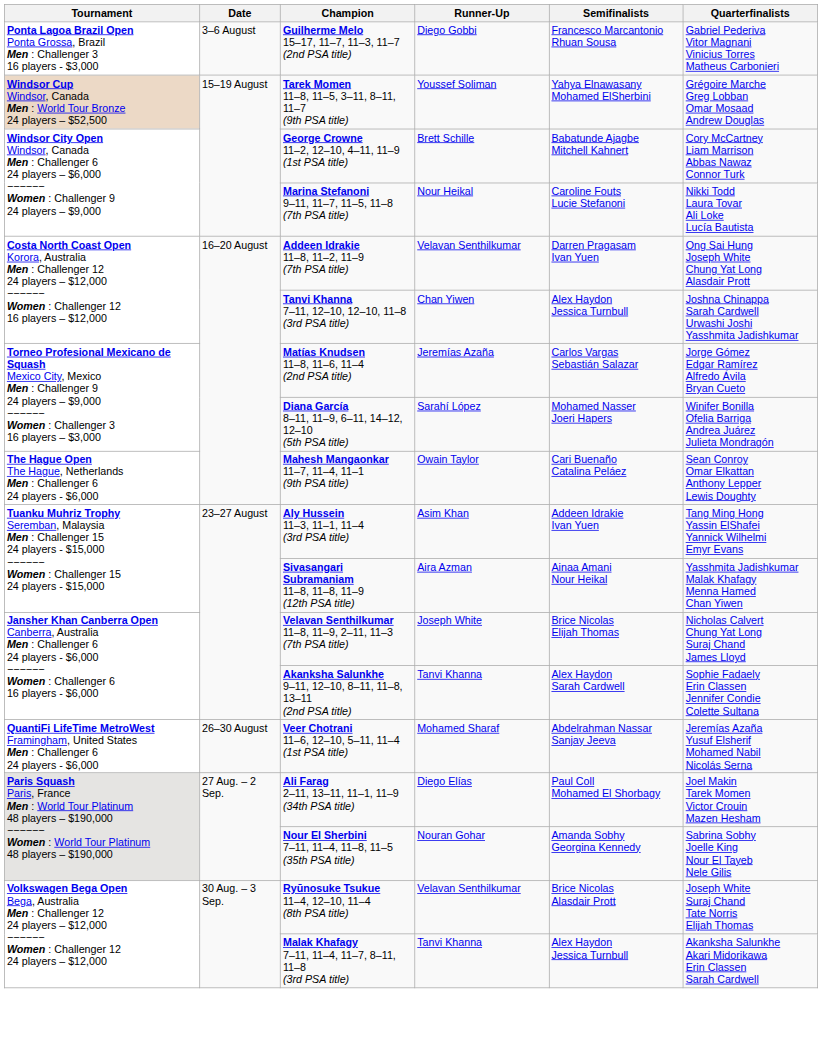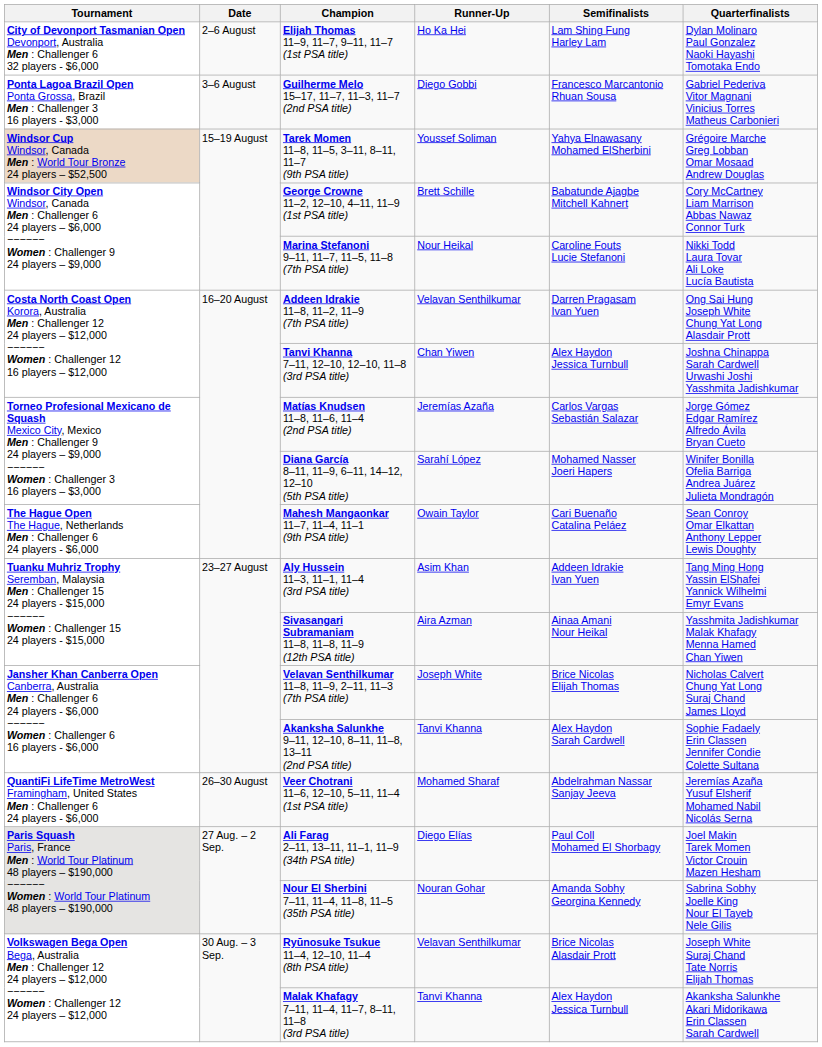+ row: (338, 42)
